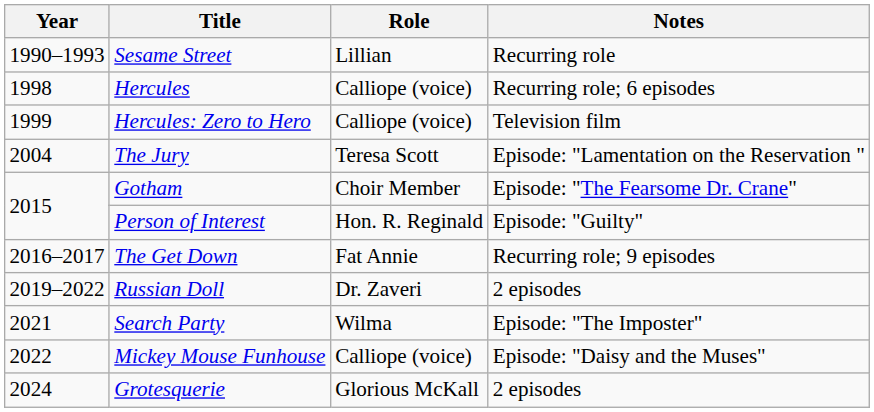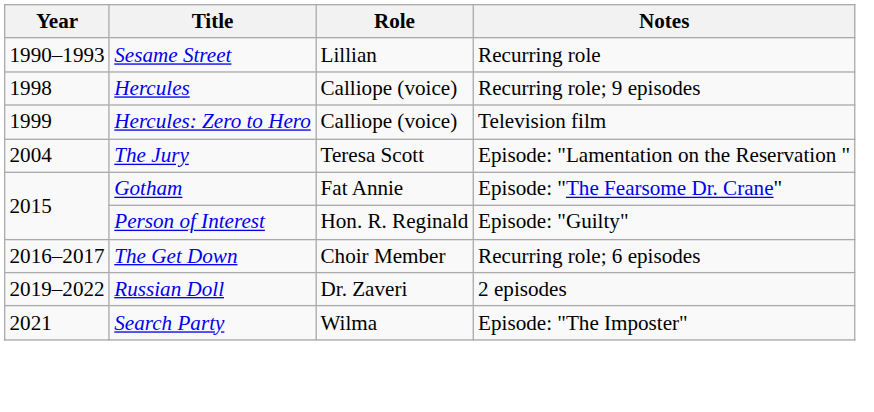(604, 88) Recurring role; 6 episodes -> (589, 88) Recurring role; 9 episodes
(398, 188) Choir Member -> (362, 188) Fat Annie
(377, 255) Fat Annie -> (383, 255) Choir Member
(604, 255) Recurring role; 9 episodes -> (589, 255) Recurring role; 6 episodes
- row: (220, 356)
- row: (170, 389)
